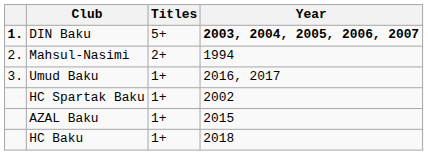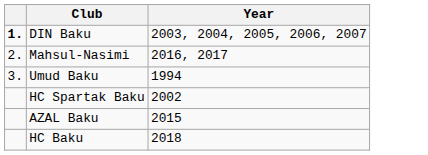- column: (174, 15)
(311, 36) bold -> (259, 36) normal
(219, 57) 1994 -> (189, 57) 2016, 2017
(242, 77) 2016, 2017 -> (166, 77) 1994
